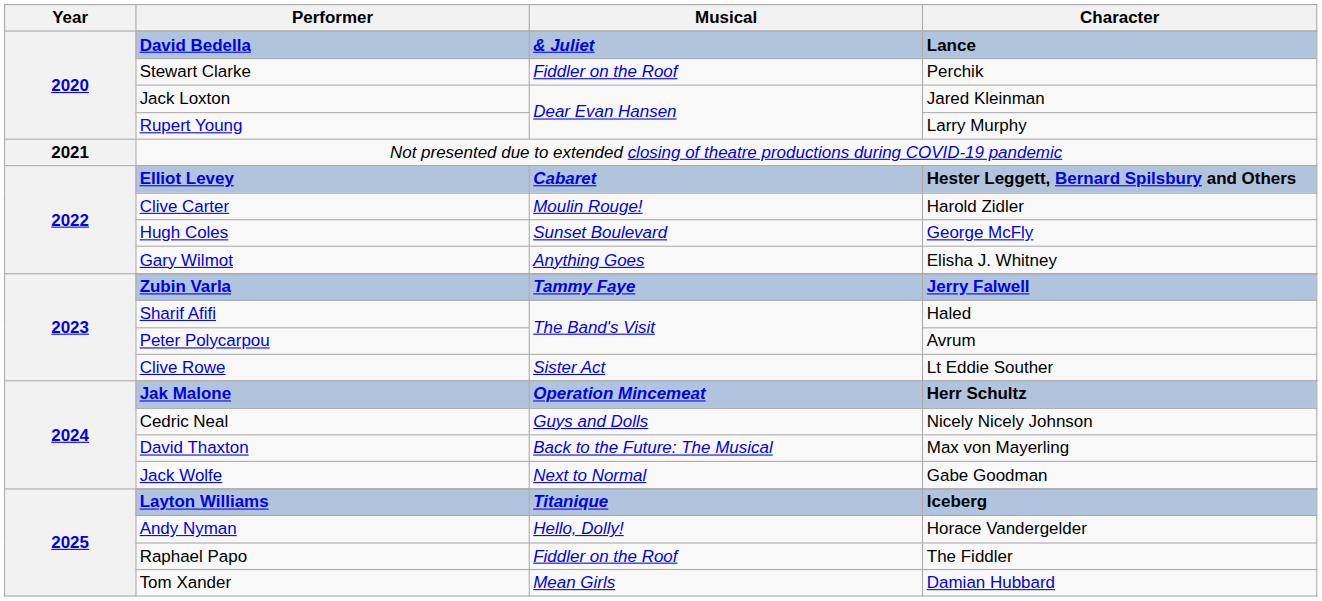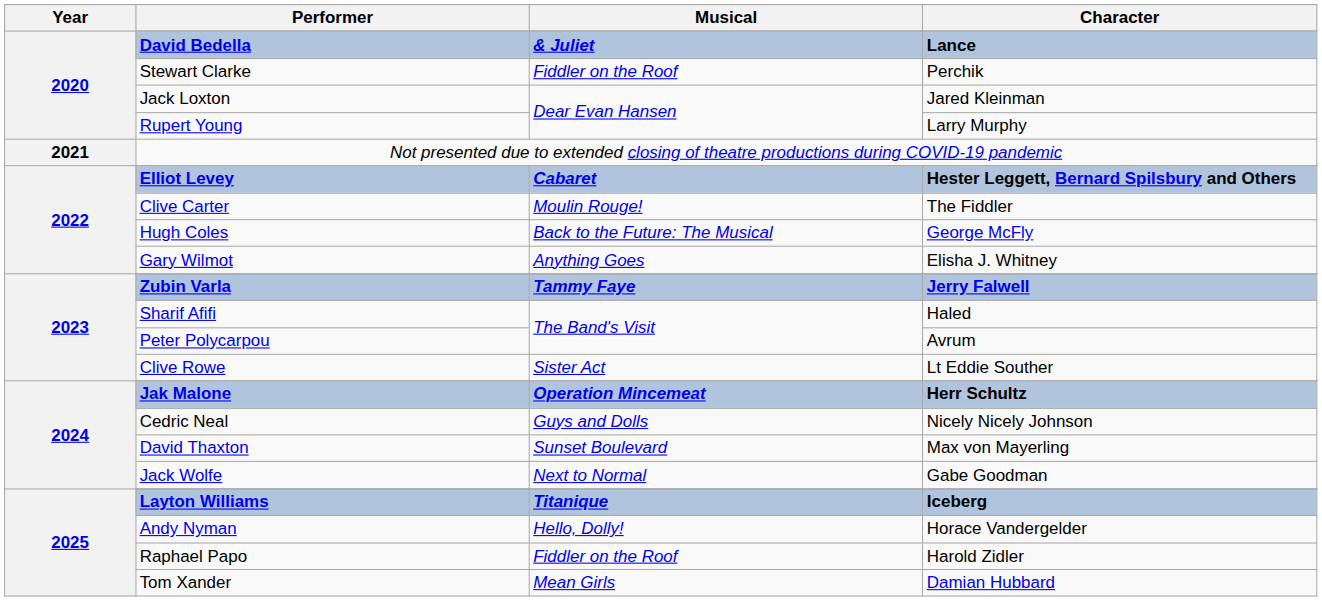(975, 206) Harold Zidler -> (970, 206) The Fiddler
(600, 233) Sunset Boulevard -> (653, 233) Back to the Future: The Musical
(653, 448) Back to the Future: The Musical -> (600, 448) Sunset Boulevard
(970, 555) The Fiddler -> (975, 555) Harold Zidler
